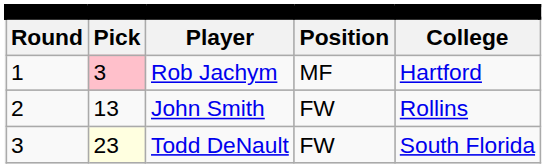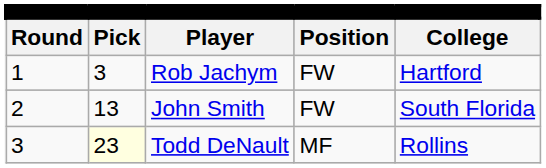(100, 73) pink background -> (100, 73) no background
(316, 73) MF -> (317, 73) FW
(434, 109) Rollins -> (467, 109) South Florida
(317, 145) FW -> (316, 145) MF
(467, 145) South Florida -> (434, 145) Rollins
